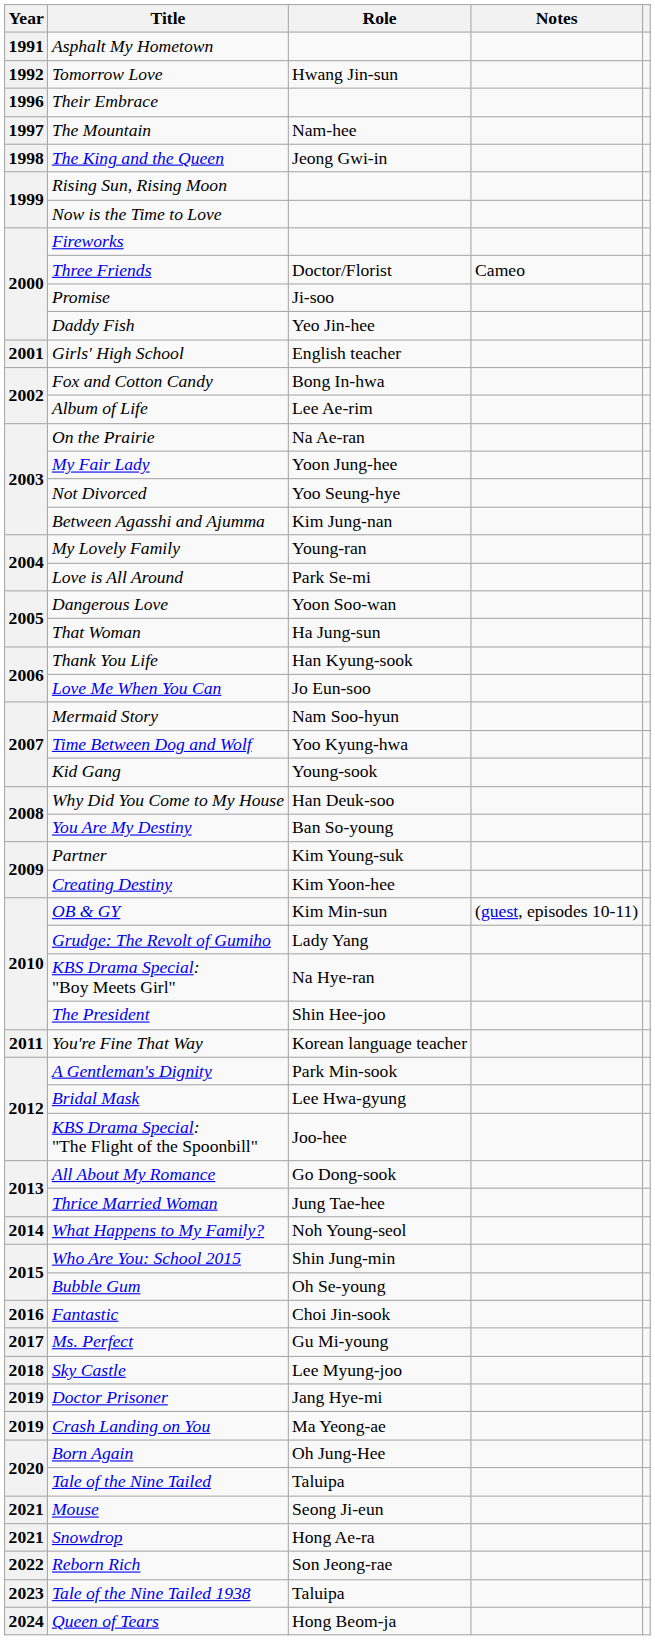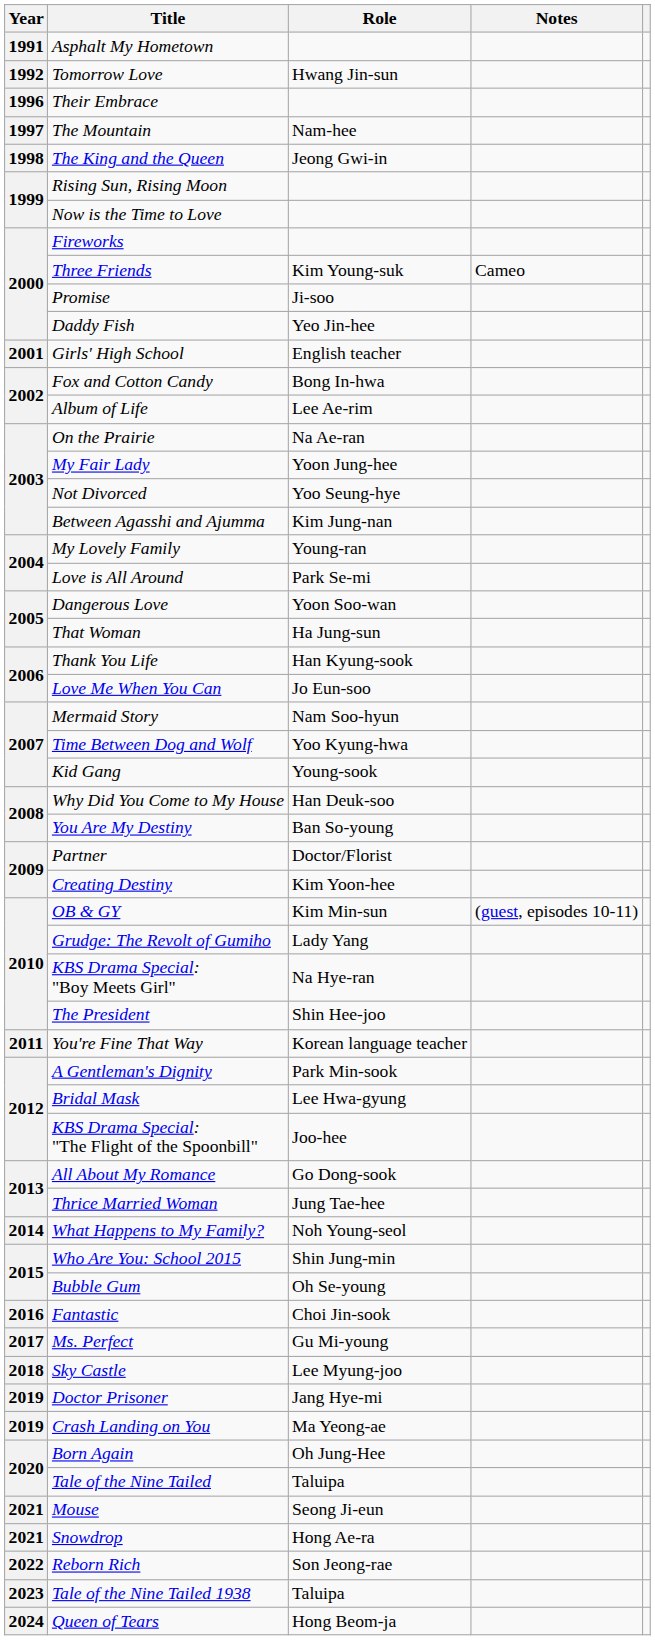(342, 269) Doctor/Florist -> (348, 269) Kim Young-suk
(348, 855) Kim Young-suk -> (342, 855) Doctor/Florist
